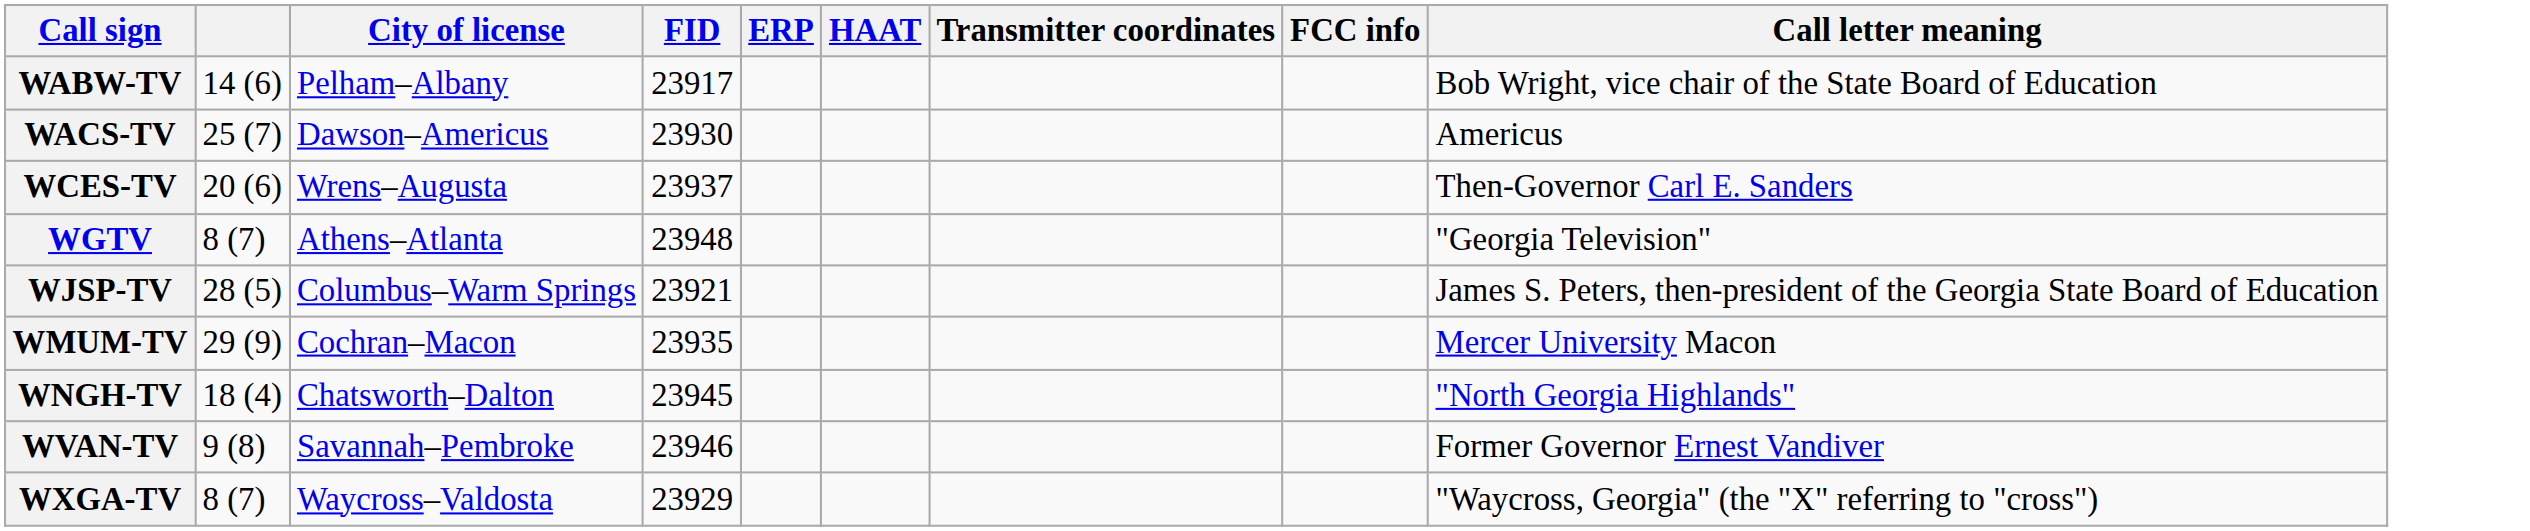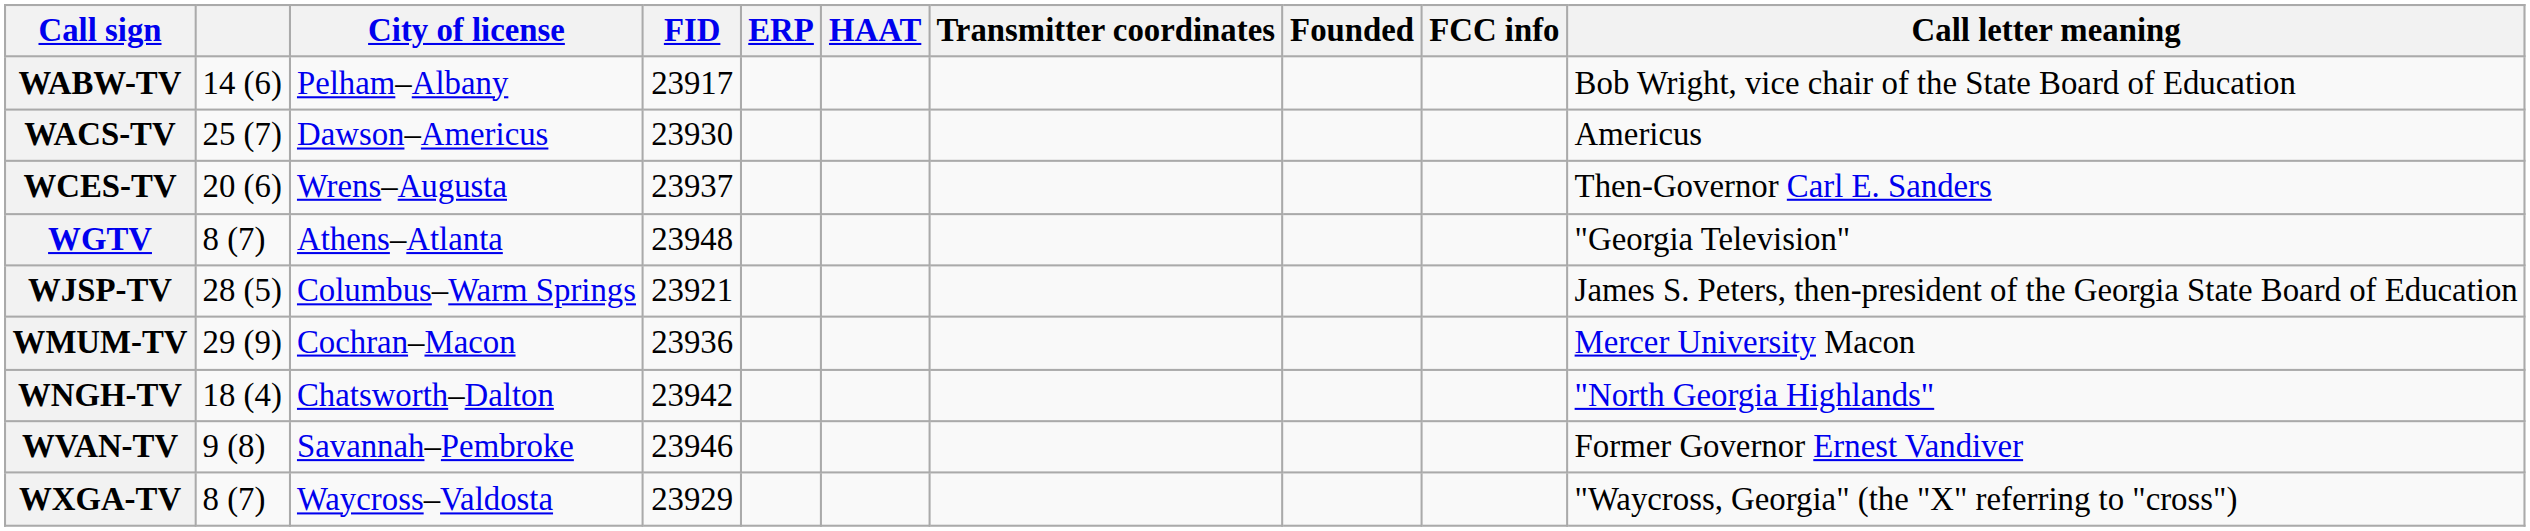+ column: (1352, 30)
(692, 342) 23935 -> (692, 342) 23936
(692, 394) 23945 -> (692, 394) 23942
